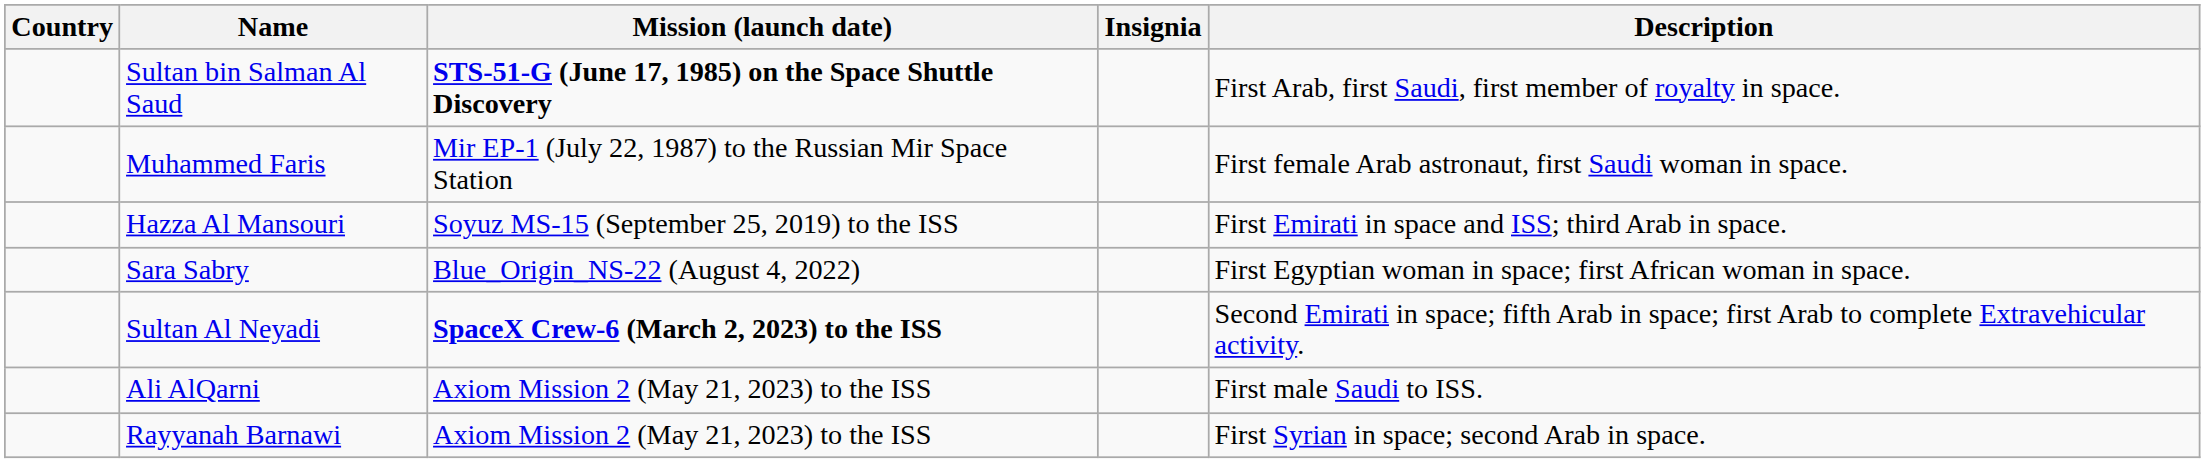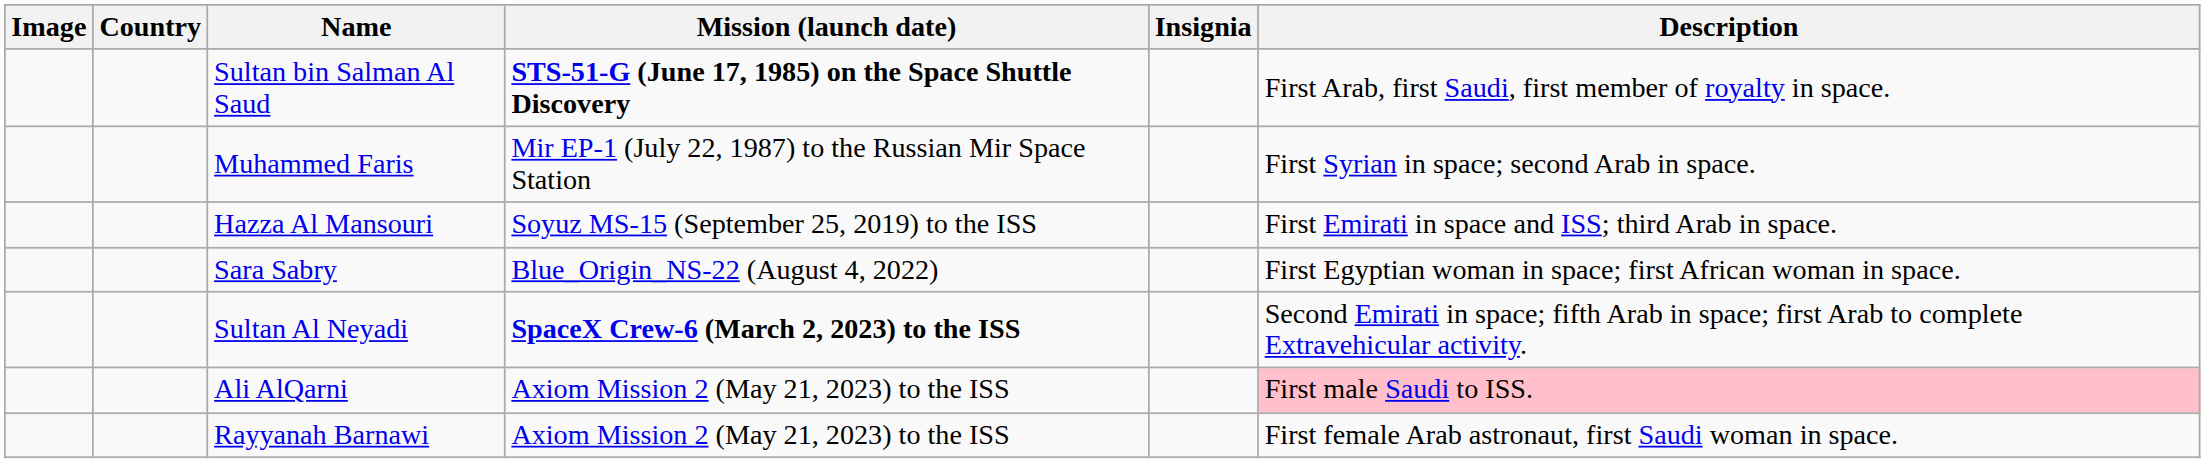+ column: (49, 26)
(1531, 163) First female Arab astronaut, first Saudi woman in space. -> (1510, 163) First Syrian in space; second Arab in space.
(1349, 389) no background -> (1399, 389) pink background
(1460, 434) First Syrian in space; second Arab in space. -> (1581, 434) First female Arab astronaut, first Saudi woman in space.
